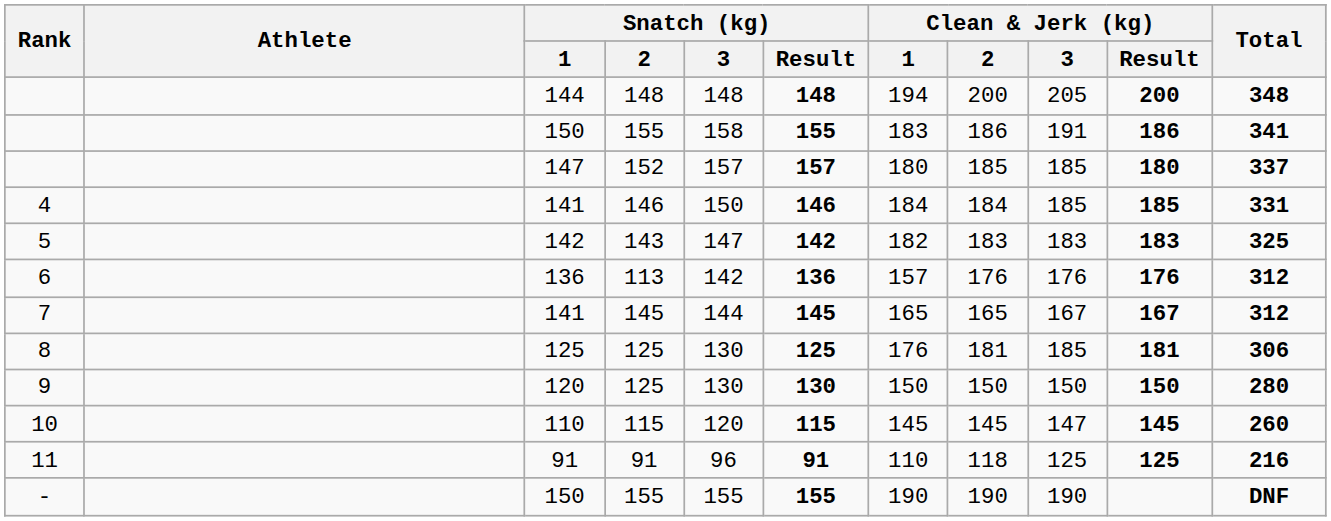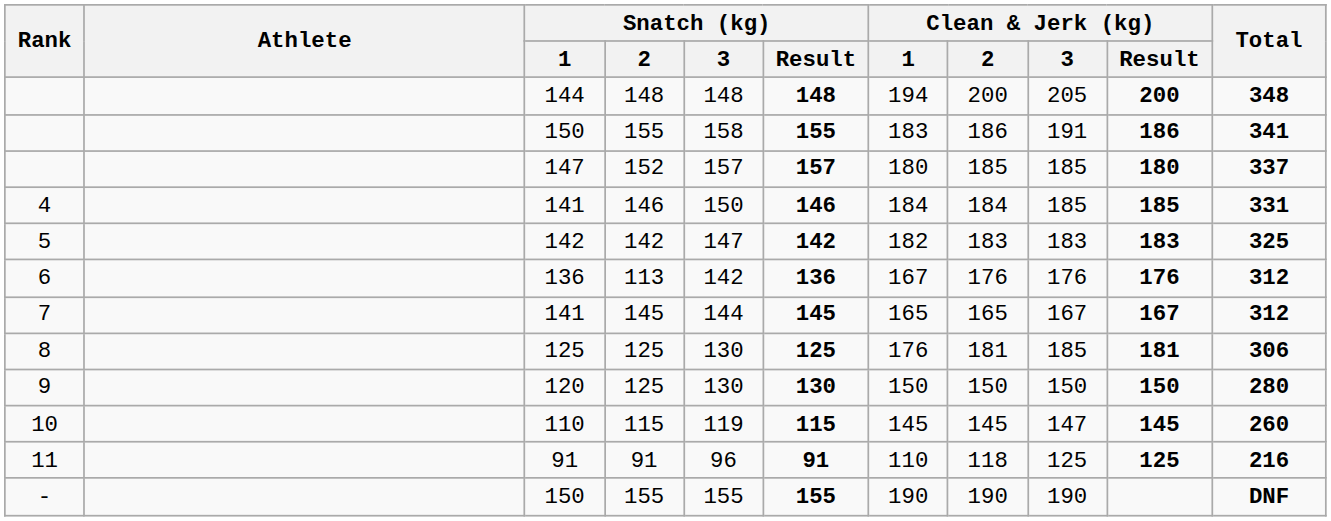(644, 242) 143 -> (644, 242) 142
(908, 278) 157 -> (908, 278) 167
(724, 424) 120 -> (724, 424) 119
